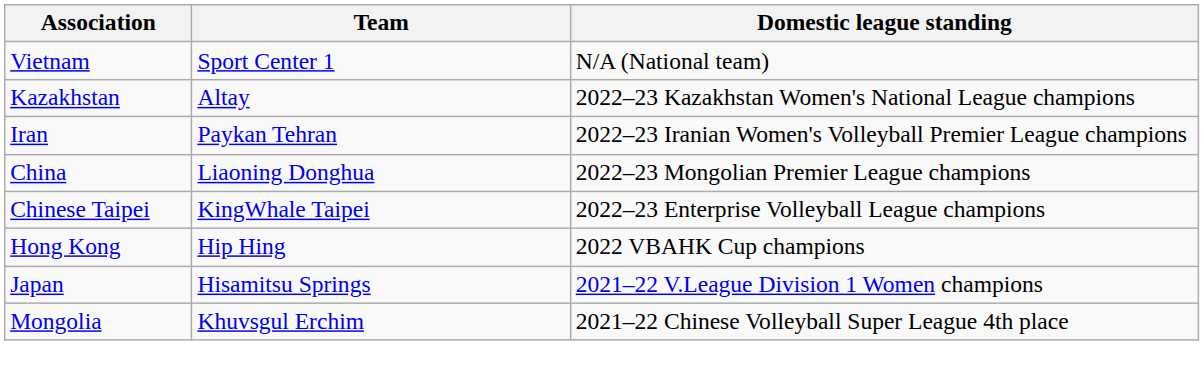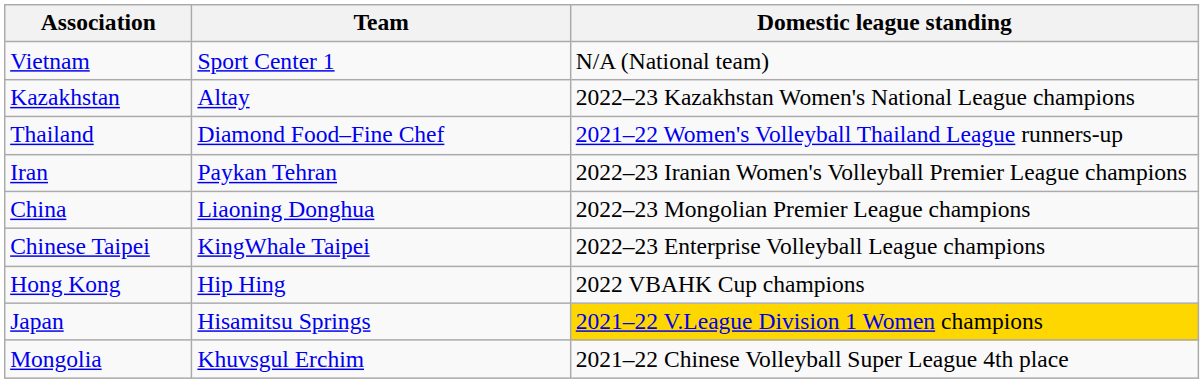+ row: (52, 135)
(809, 284) no background -> (809, 321) gold background
